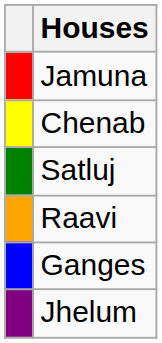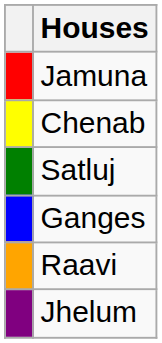rows swapped: (93, 265) <-> (79, 218)
